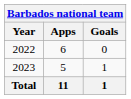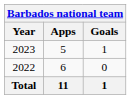rows swapped: (24, 49) <-> (24, 67)
